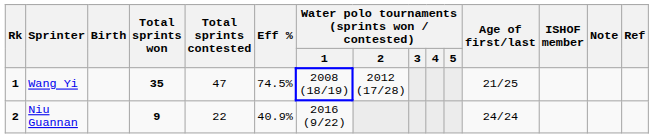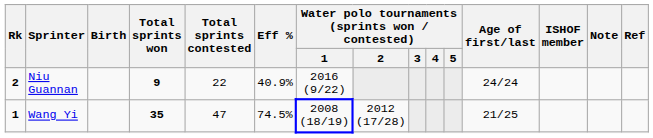rows swapped: (53, 84) <-> (53, 117)
